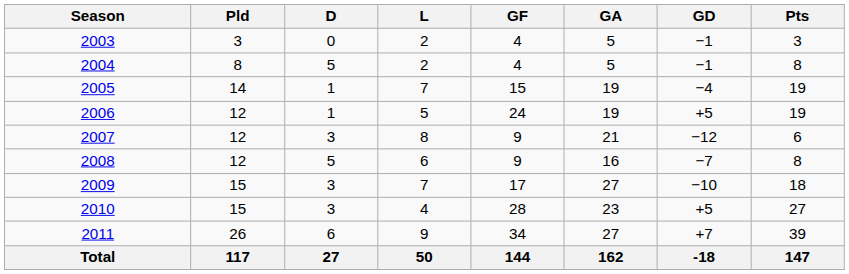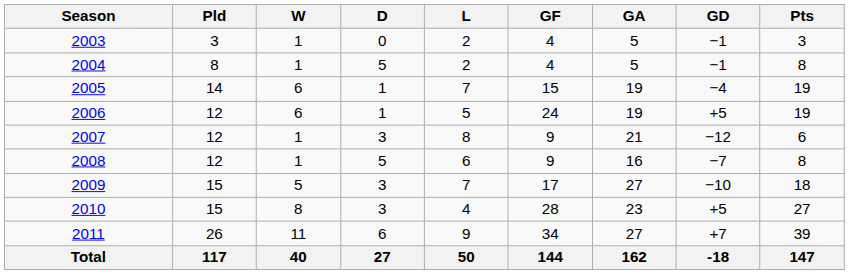+ column: (298, 16)
